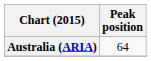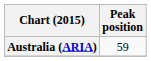(123, 46) 64 -> (123, 46) 59
